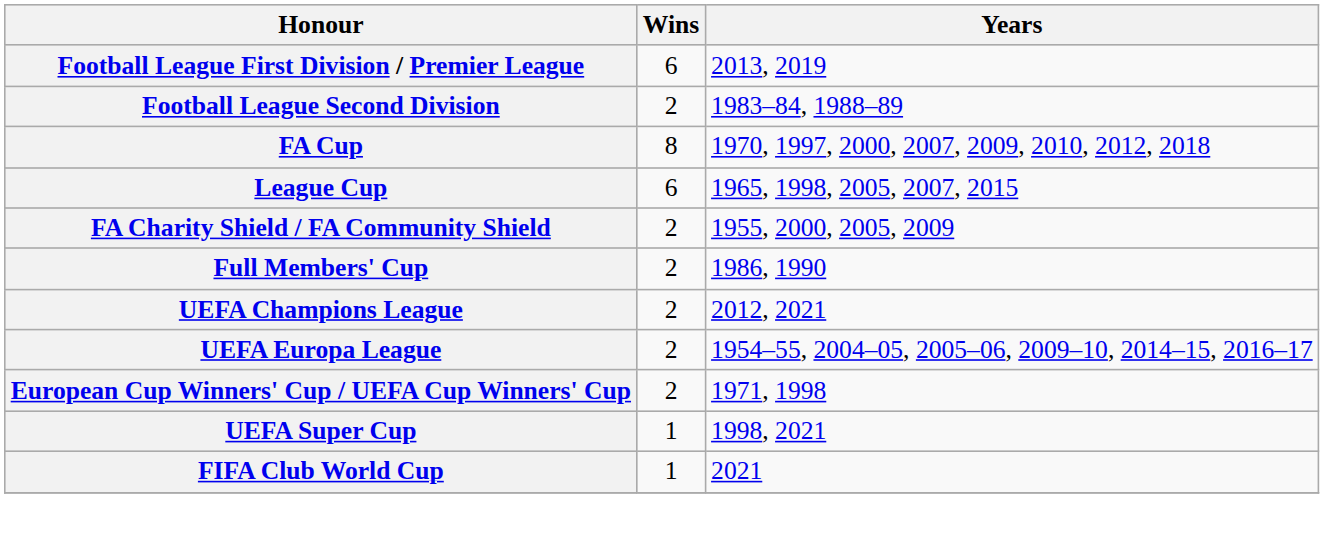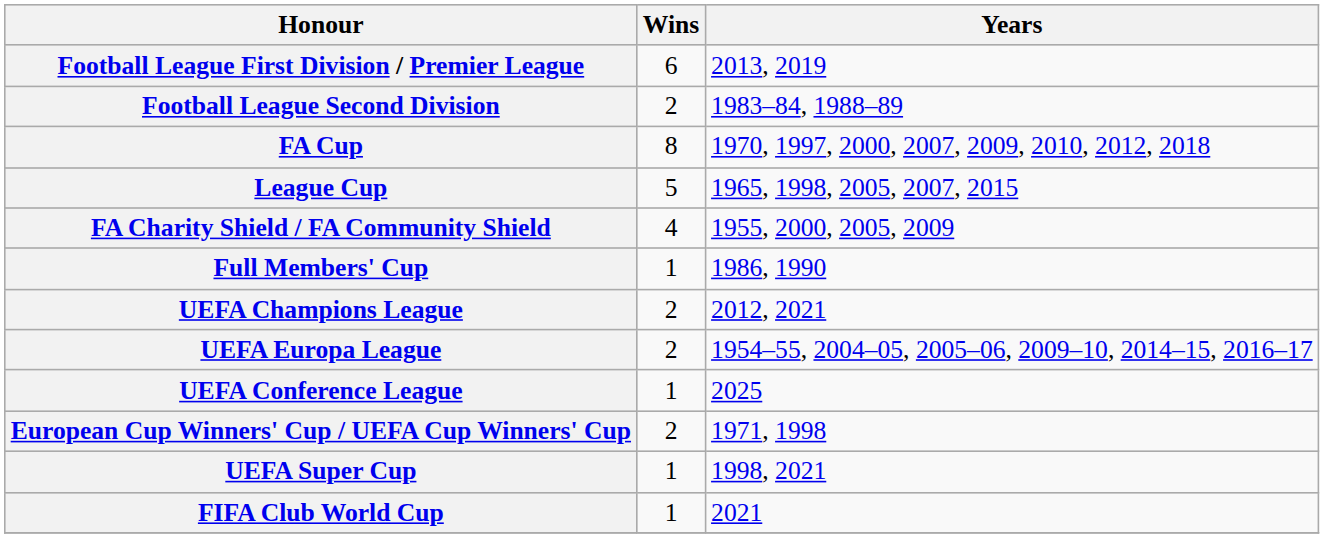(671, 187) 6 -> (671, 187) 5
(671, 227) 2 -> (671, 227) 4
(671, 268) 2 -> (671, 268) 1
+ row: (321, 390)
